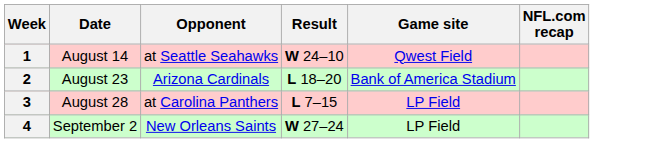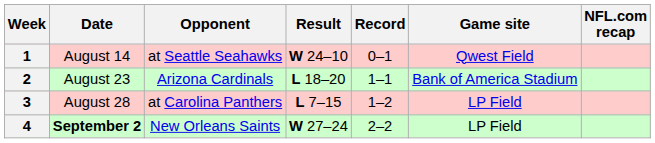+ column: (380, 24)
(95, 126) normal -> (97, 126) bold
